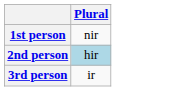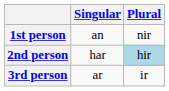+ column: (98, 14)
